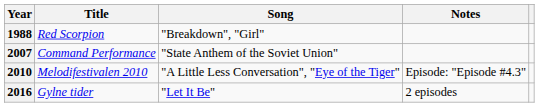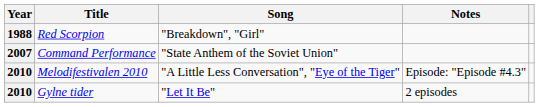(20, 92) 2016 -> (20, 92) 2010
